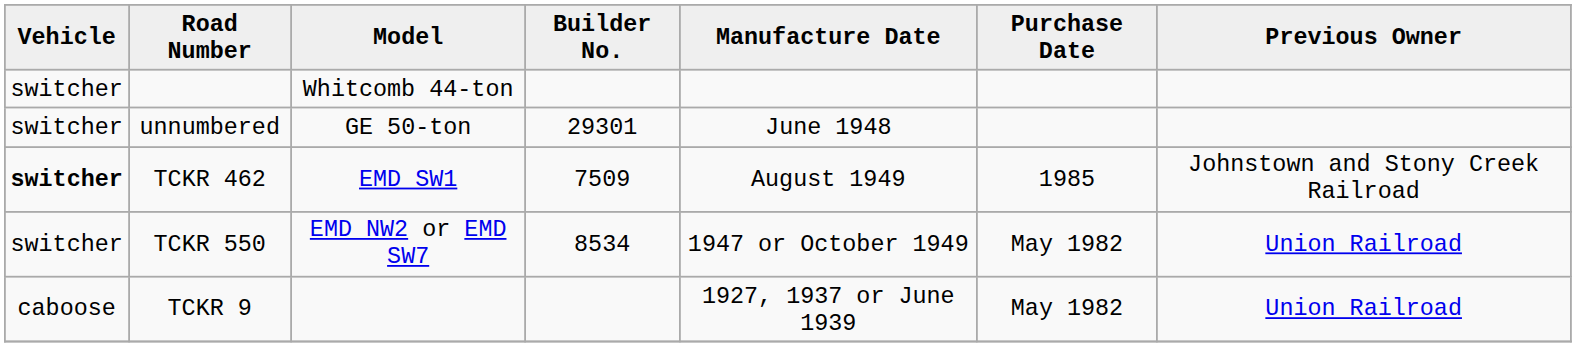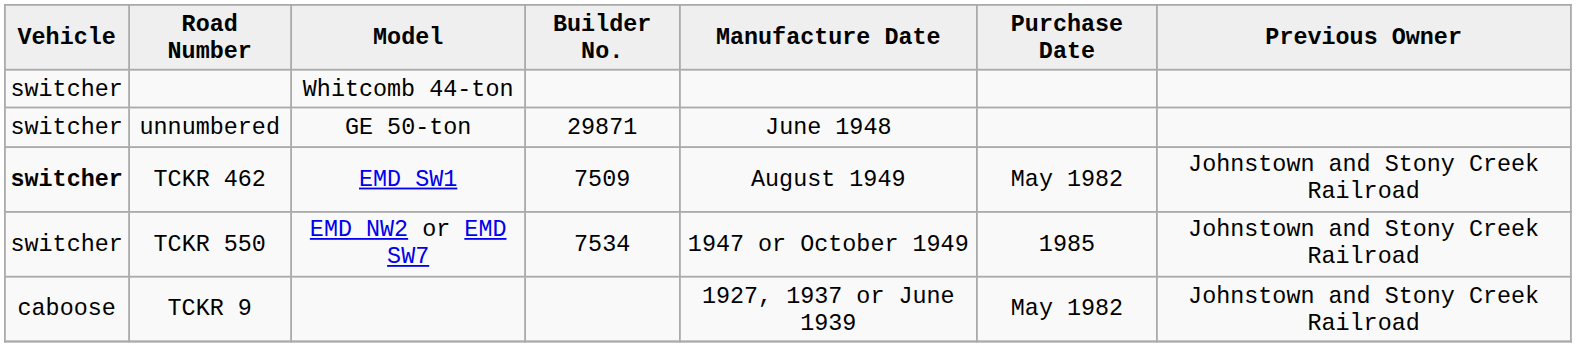(602, 127) 29301 -> (602, 127) 29871
(1067, 179) 1985 -> (1067, 179) May 1982
(602, 244) 8534 -> (602, 244) 7534
(1067, 244) May 1982 -> (1067, 244) 1985
(1364, 244) Union Railroad -> (1364, 244) Johnstown and Stony Creek Railroad
(1364, 309) Union Railroad -> (1364, 309) Johnstown and Stony Creek Railroad
